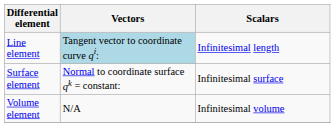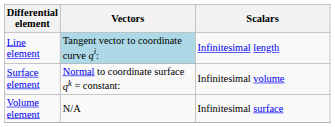(240, 79) Infinitesimal surface -> (241, 79) Infinitesimal volume
(241, 108) Infinitesimal volume -> (240, 108) Infinitesimal surface
